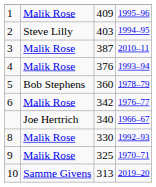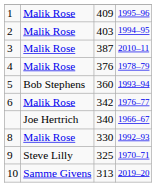(48, 31) Steve Lilly -> (49, 31) Malik Rose
(134, 66) 1993–94 -> (134, 66) 1978–79
(134, 84) 1978–79 -> (134, 84) 1993–94
(49, 155) Malik Rose -> (48, 155) Steve Lilly
